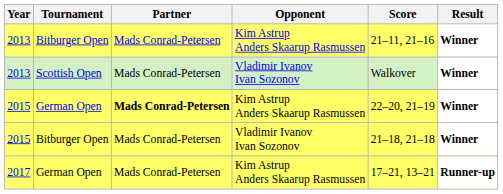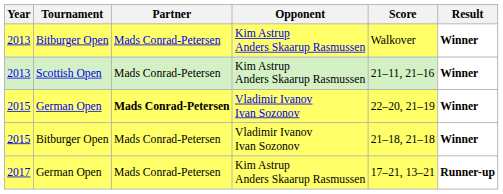(403, 40) 21–11, 21–16 -> (393, 40) Walkover
(274, 73) Vladimir Ivanov Ivan Sozonov -> (300, 73) Kim Astrup Anders Skaarup Rasmussen
(393, 73) Walkover -> (403, 73) 21–11, 21–16
(300, 106) Kim Astrup Anders Skaarup Rasmussen -> (274, 106) Vladimir Ivanov Ivan Sozonov
